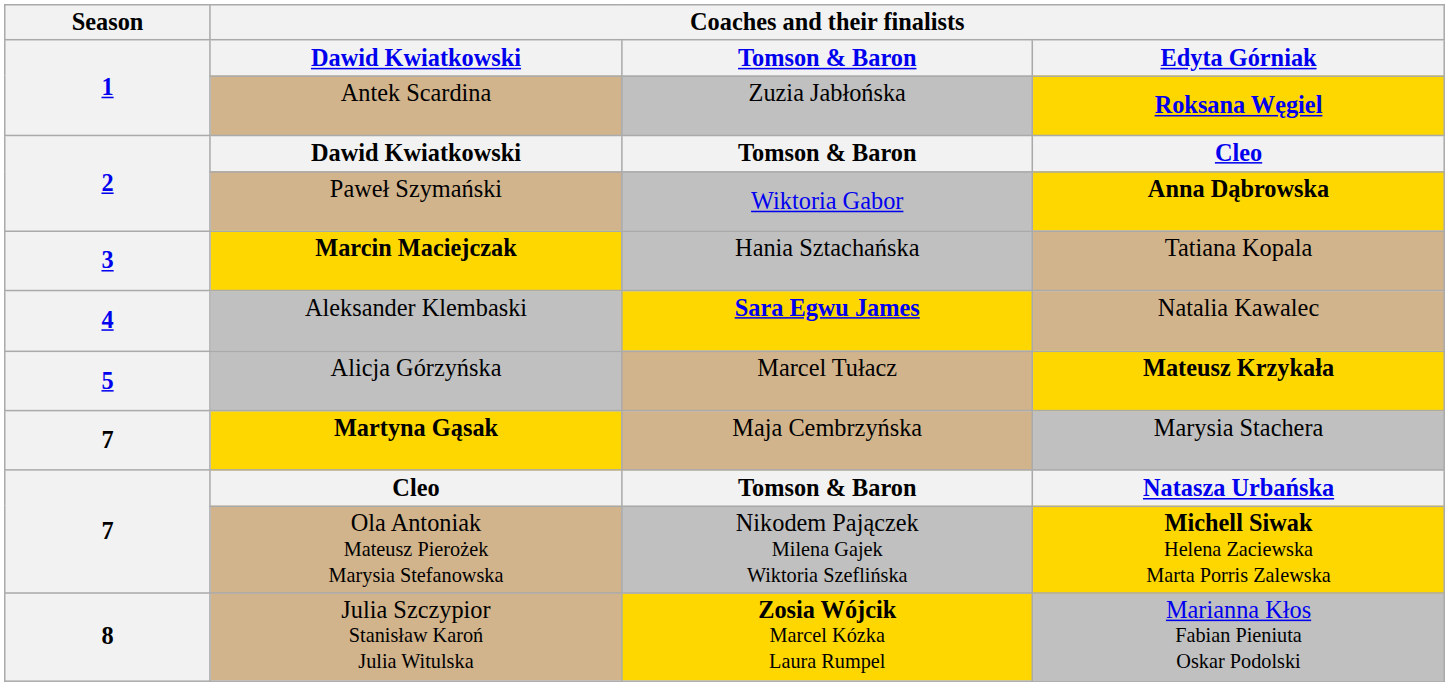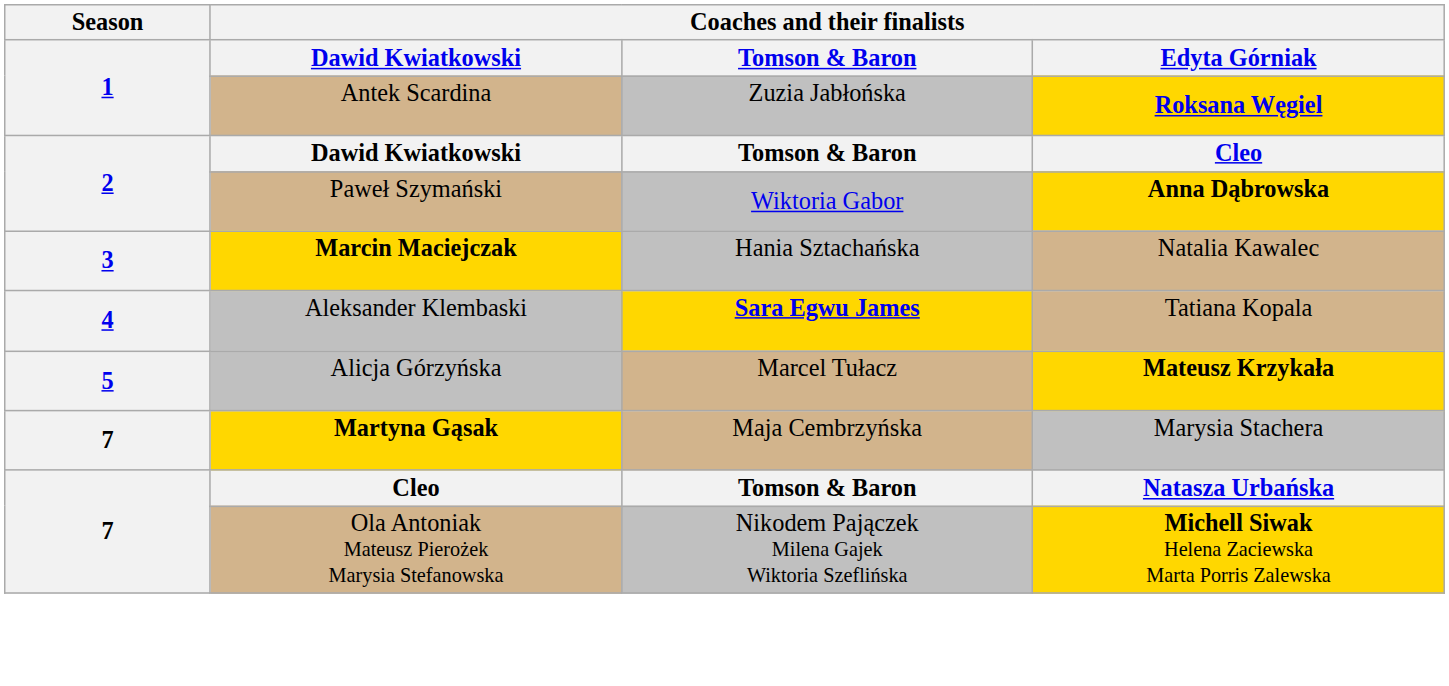(1239, 248) Tatiana Kopala -> (1239, 248) Natalia Kawalec
(1239, 308) Natalia Kawalec -> (1239, 308) Tatiana Kopala
- row: (416, 635)
